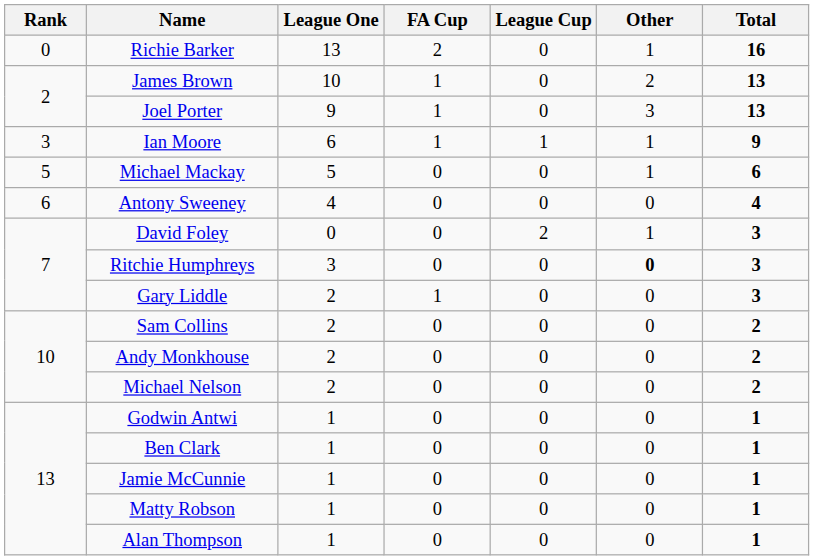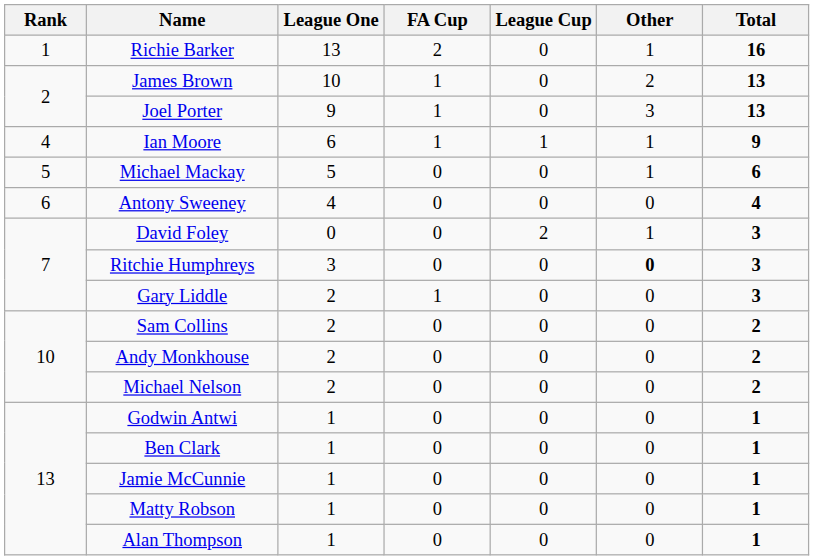(46, 50) 0 -> (46, 50) 1
(46, 142) 3 -> (46, 142) 4
